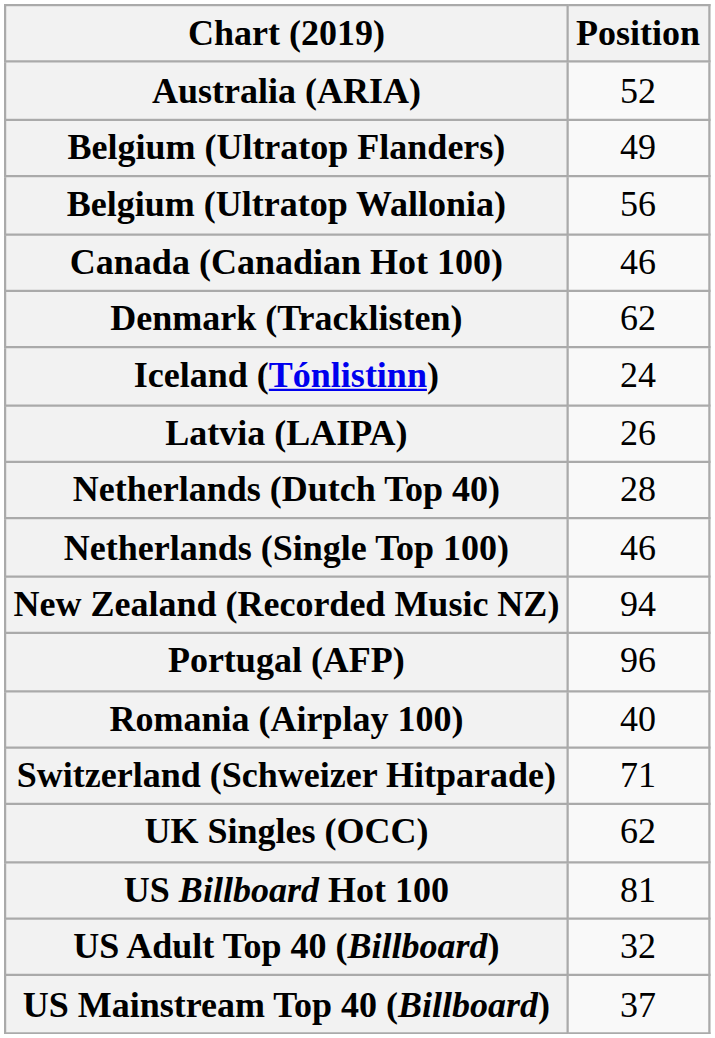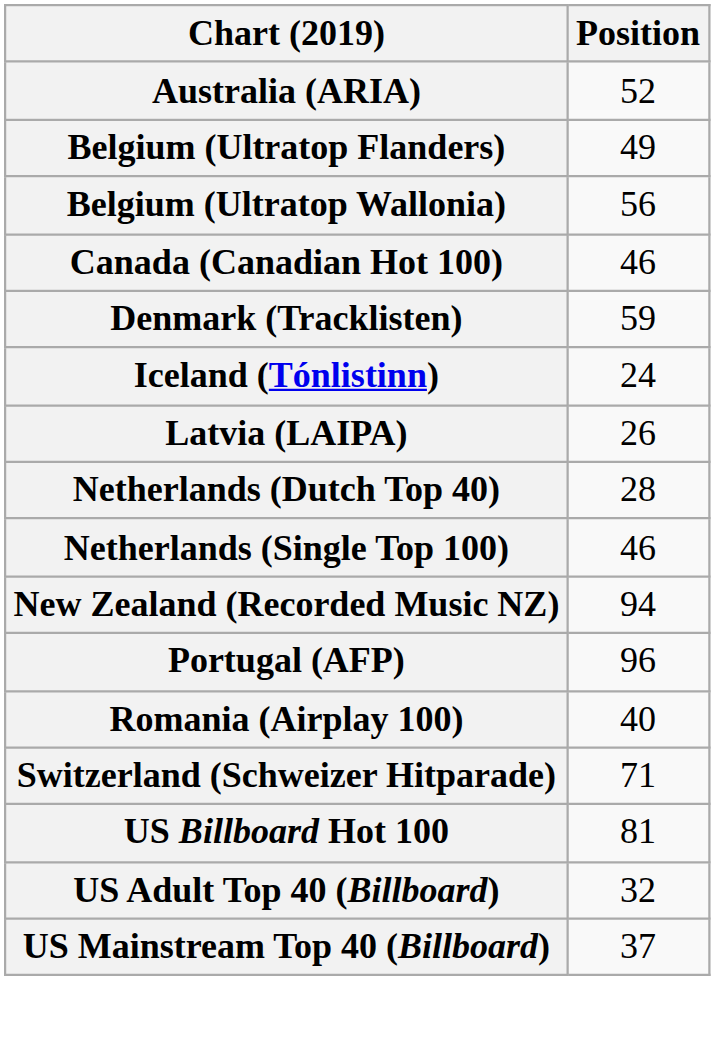(638, 318) 62 -> (638, 318) 59
- row: (286, 832)
